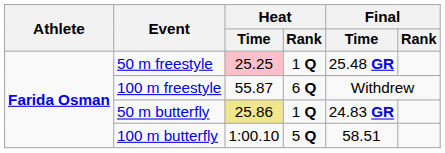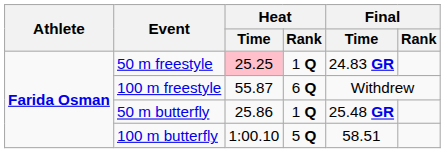(361, 64) 25.48 GR -> (361, 64) 24.83 GR
(254, 112) khaki background -> (254, 112) no background
(361, 112) 24.83 GR -> (361, 112) 25.48 GR
